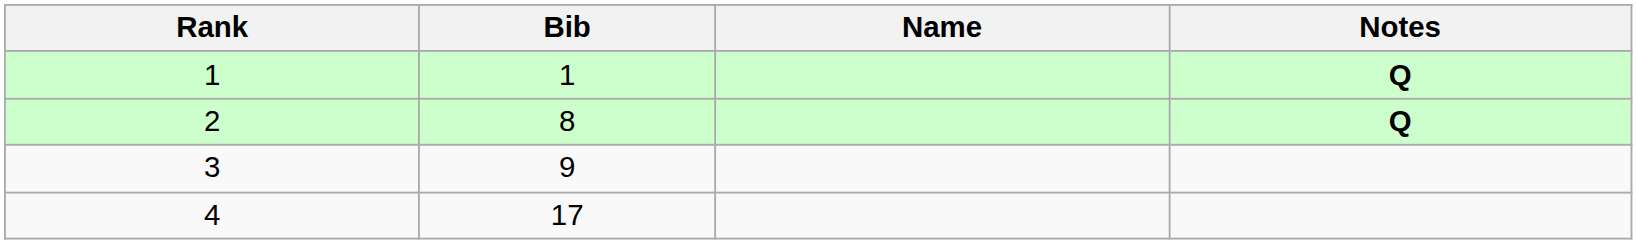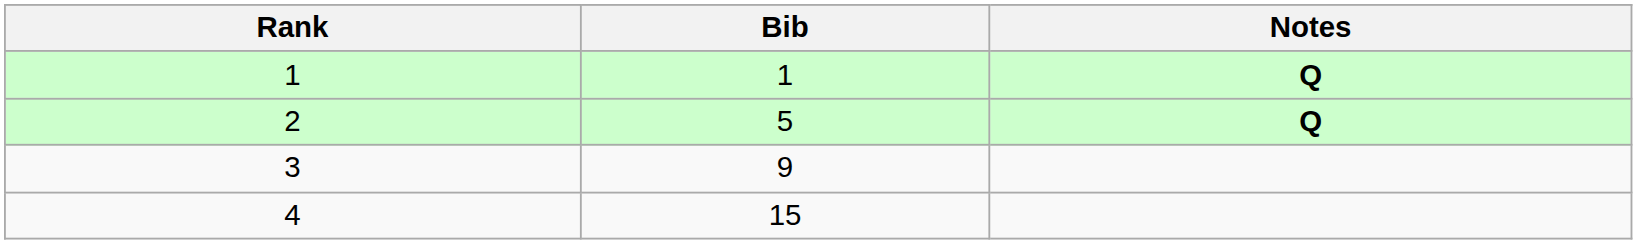- column: (942, 27)
(567, 121) 8 -> (785, 121) 5
(567, 214) 17 -> (785, 214) 15
